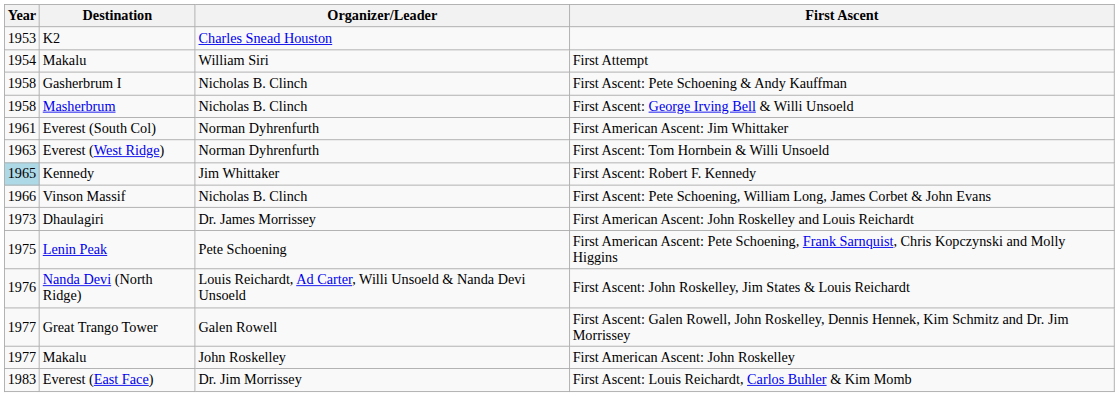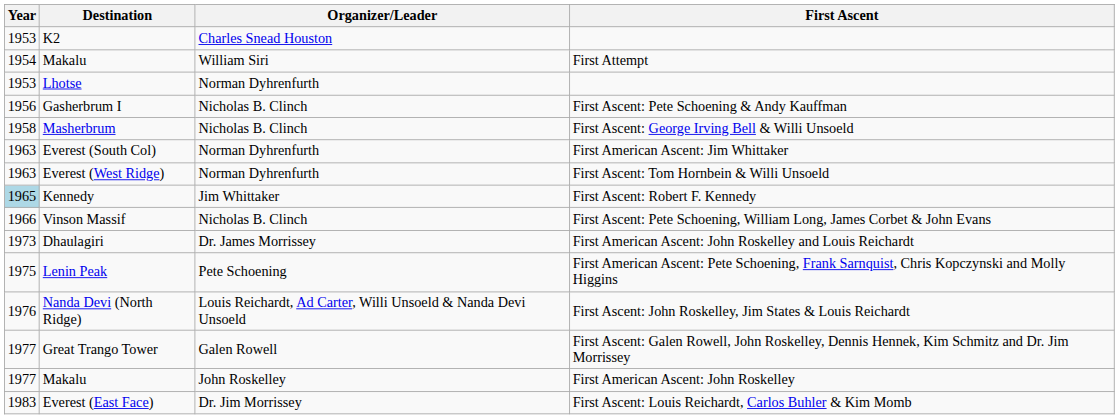+ row: (62, 83)
(22, 83) 1958 -> (22, 106) 1956
(22, 128) 1961 -> (22, 151) 1963
